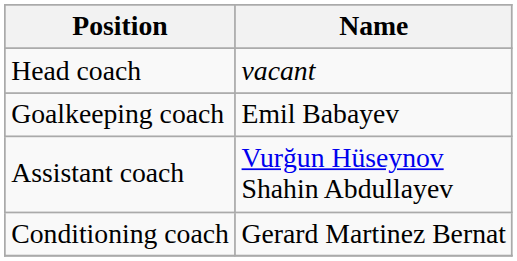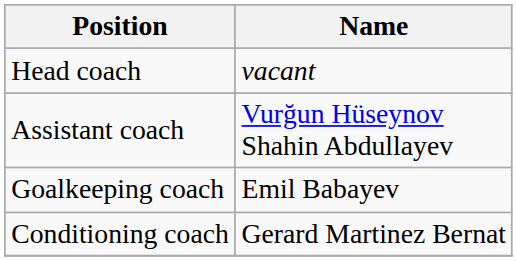rows swapped: (98, 173) <-> (118, 114)
